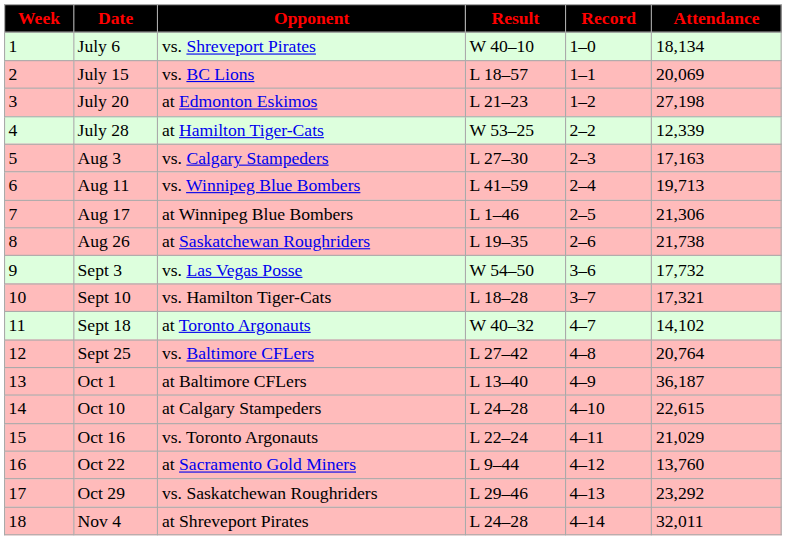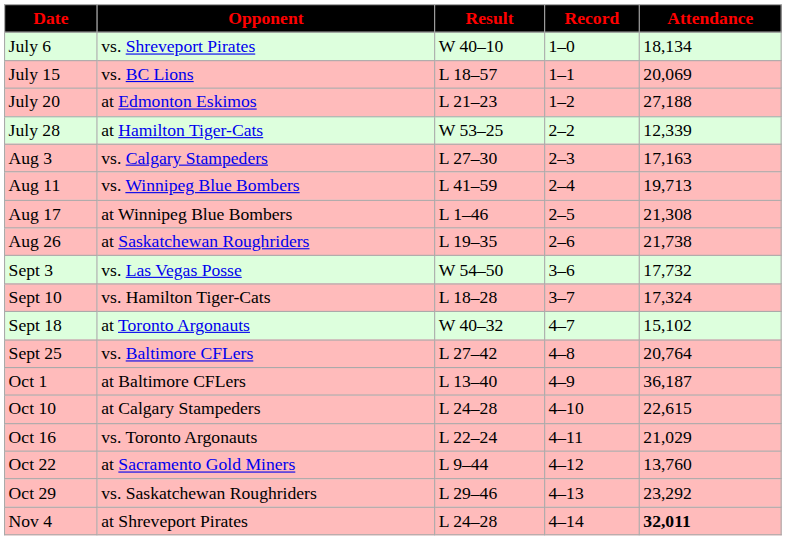- column: (39, 18)
(680, 102) 27,198 -> (668, 102) 27,188
(680, 213) 21,306 -> (668, 213) 21,308
(680, 297) 17,321 -> (668, 297) 17,324
(680, 325) 14,102 -> (668, 325) 15,102
(680, 520) normal -> (667, 520) bold
